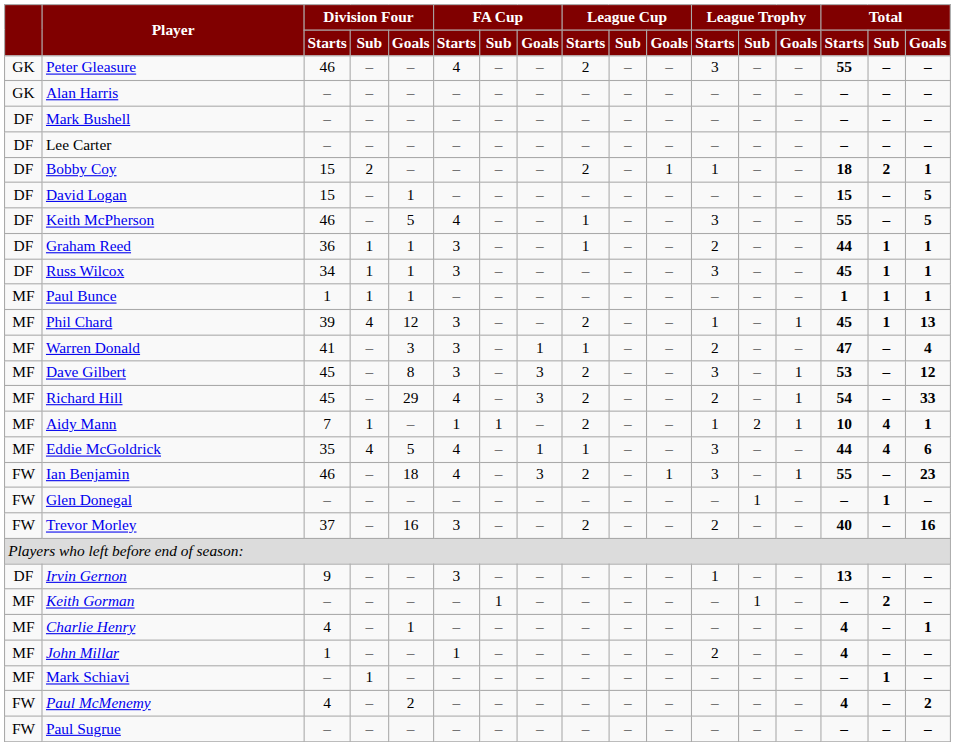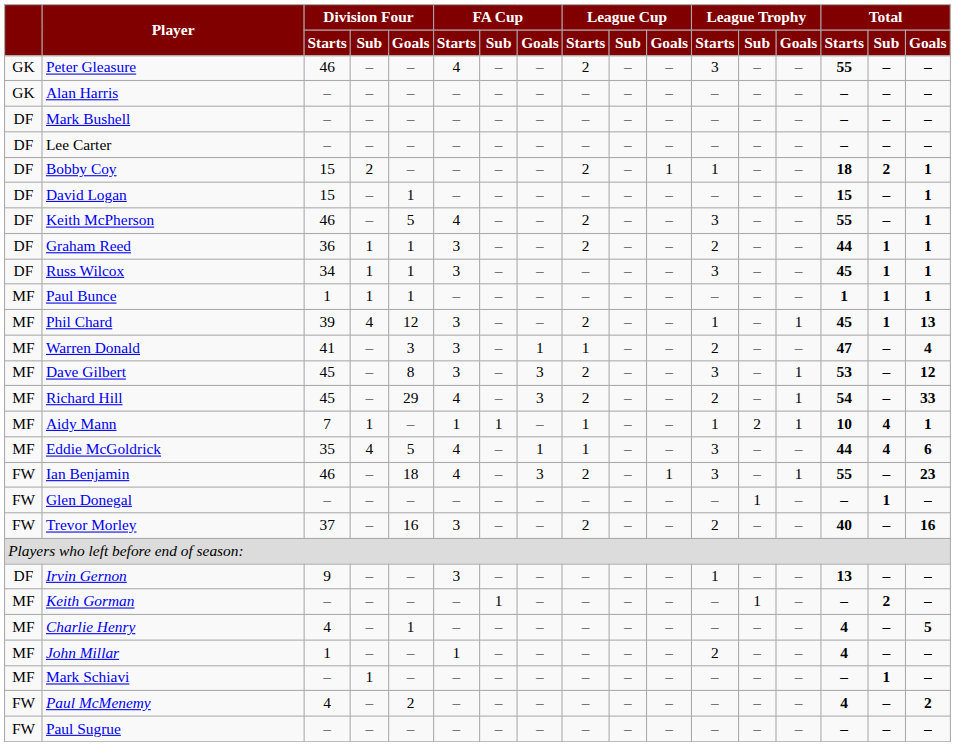(928, 195) 5 -> (928, 195) 1
(586, 220) 1 -> (586, 220) 2
(928, 220) 5 -> (928, 220) 1
(586, 246) 1 -> (586, 246) 2
(586, 424) 2 -> (586, 424) 1
(928, 627) 1 -> (928, 627) 5
